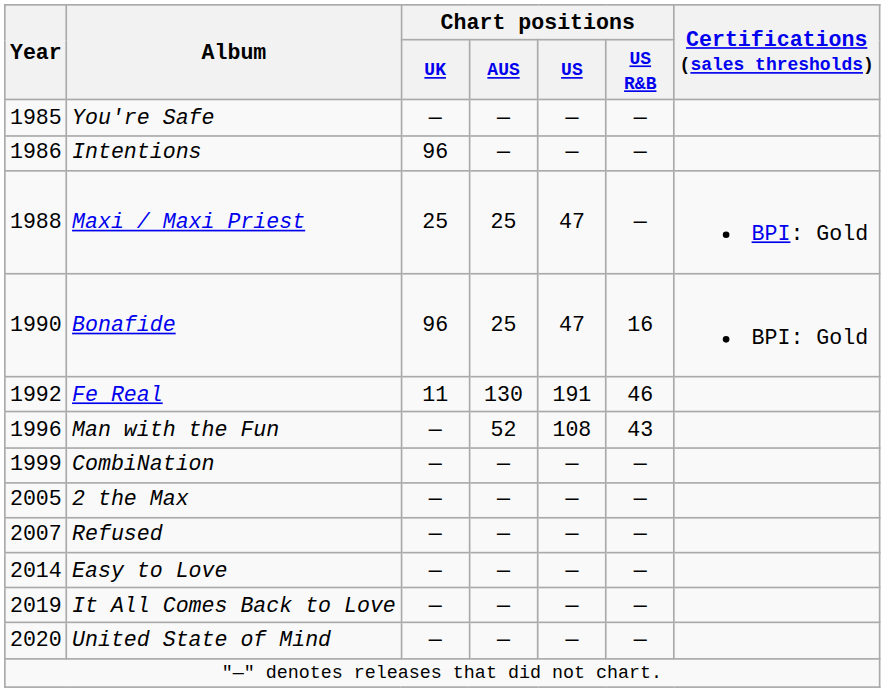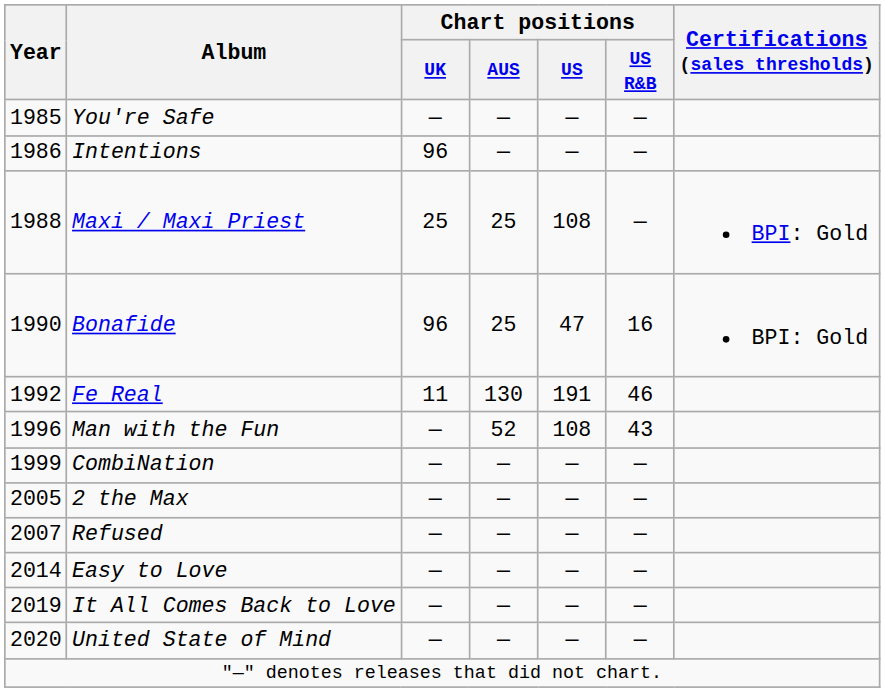(572, 222) 47 -> (572, 222) 108
